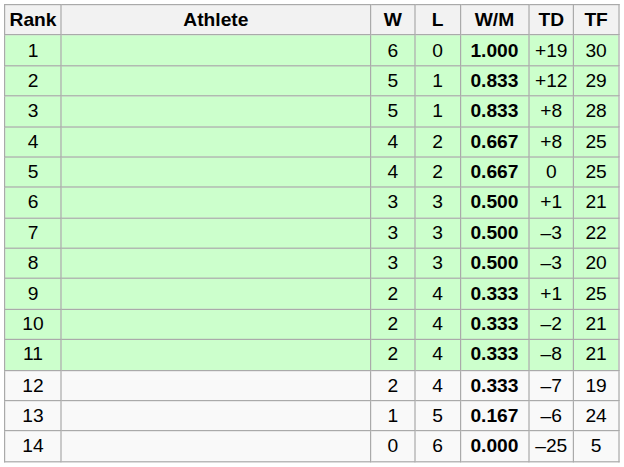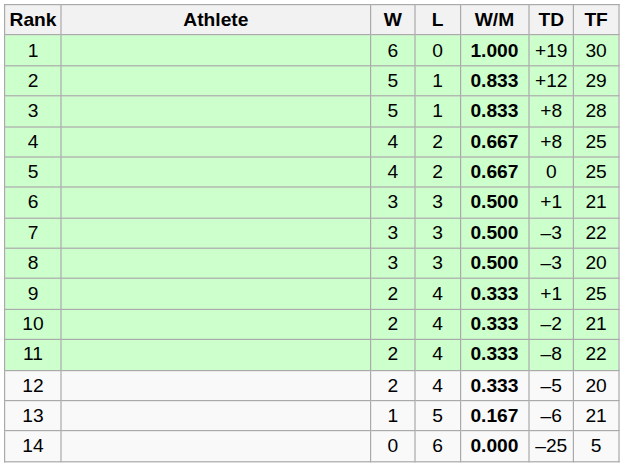(596, 354) 21 -> (596, 354) 22
(551, 385) –7 -> (551, 385) –5
(596, 385) 19 -> (596, 385) 20
(596, 415) 24 -> (596, 415) 21
